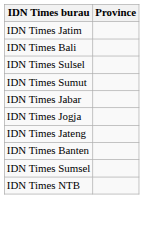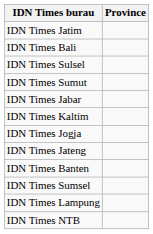+ row: (48, 116)
+ row: (53, 202)
